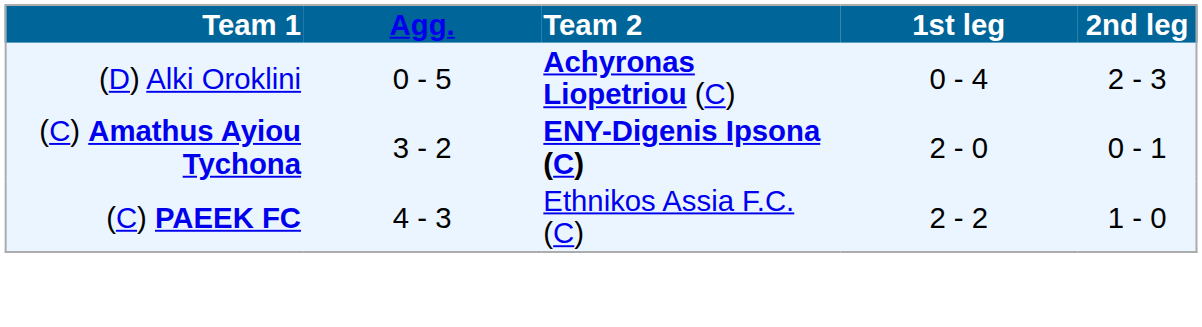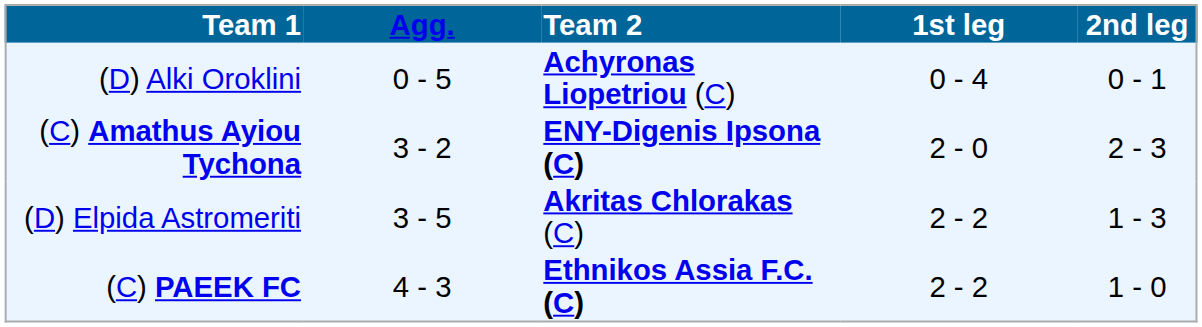(1137, 78) 2 - 3 -> (1137, 78) 0 - 1
(1137, 147) 0 - 1 -> (1137, 147) 2 - 3
+ row: (163, 216)
(669, 216) normal -> (678, 286) bold
